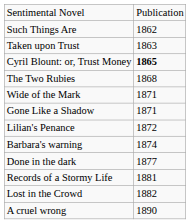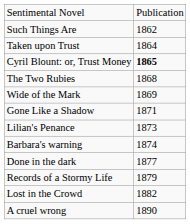(147, 45) 1863 -> (147, 45) 1864
(147, 95) 1871 -> (147, 95) 1869
(147, 128) 1872 -> (147, 128) 1873
(147, 177) 1881 -> (147, 177) 1879
